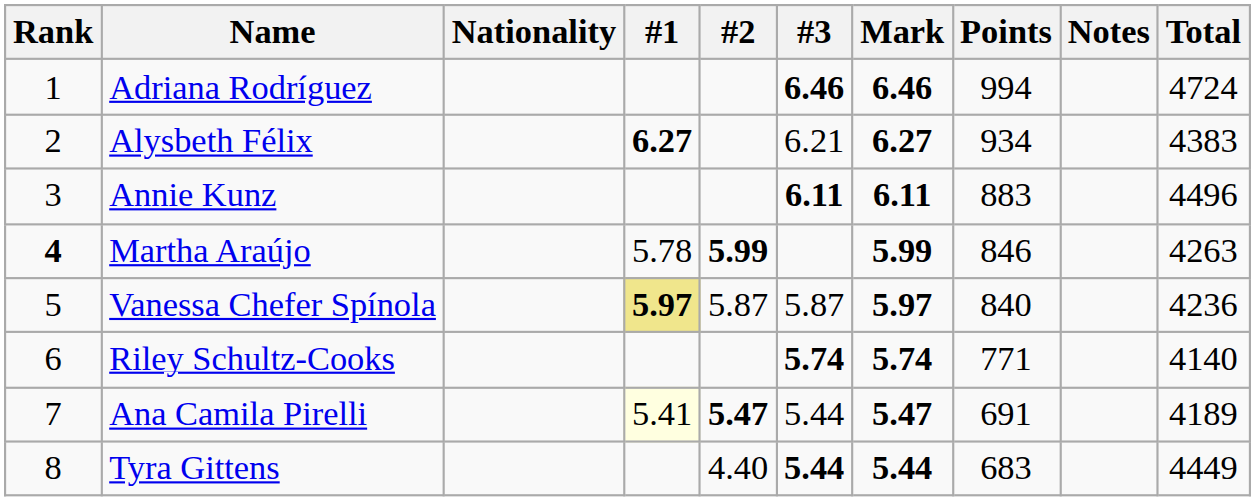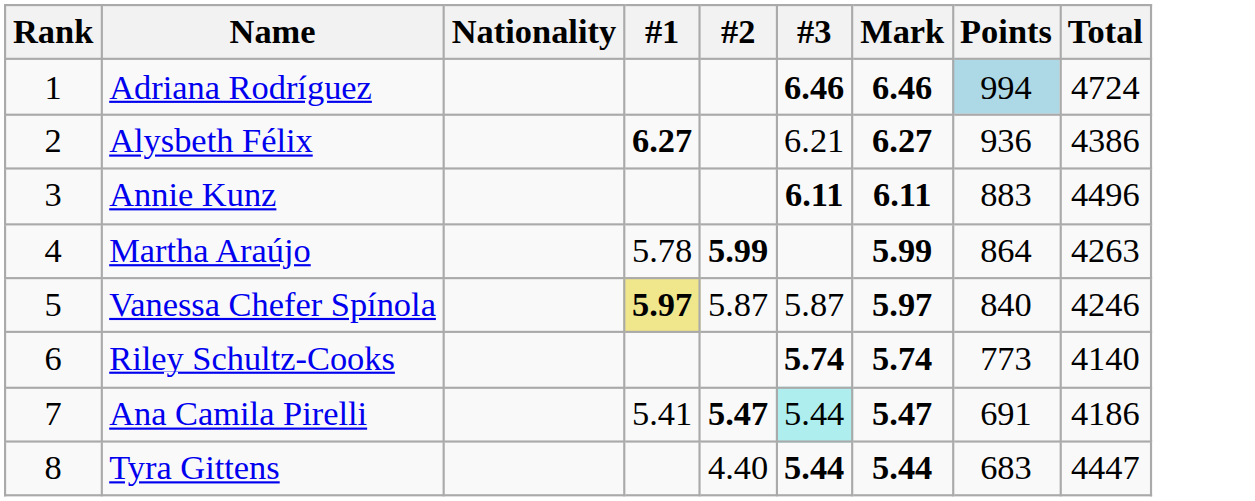- column: (1109, 31)
(1006, 86) no background -> (1006, 86) lightblue background
(1006, 140) 934 -> (1006, 140) 936
(1203, 140) 4383 -> (1105, 140) 4386
(53, 250) bold -> (53, 250) normal
(1006, 250) 846 -> (1006, 250) 864
(1203, 304) 4236 -> (1105, 304) 4246
(1006, 359) 771 -> (1006, 359) 773
(662, 413) lightyellow background -> (662, 413) no background
(814, 413) no background -> (814, 413) paleturquoise background
(1203, 413) 4189 -> (1105, 413) 4186
(1203, 468) 4449 -> (1105, 468) 4447
